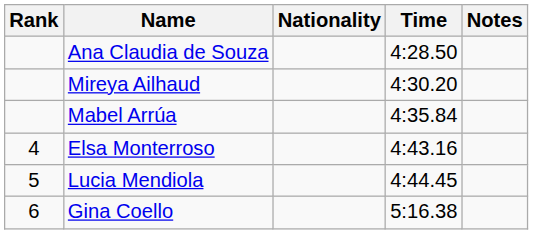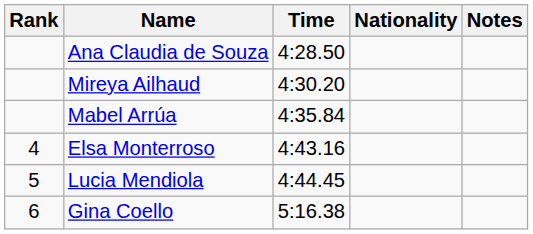columns swapped: (329, 20) <-> (424, 20)
